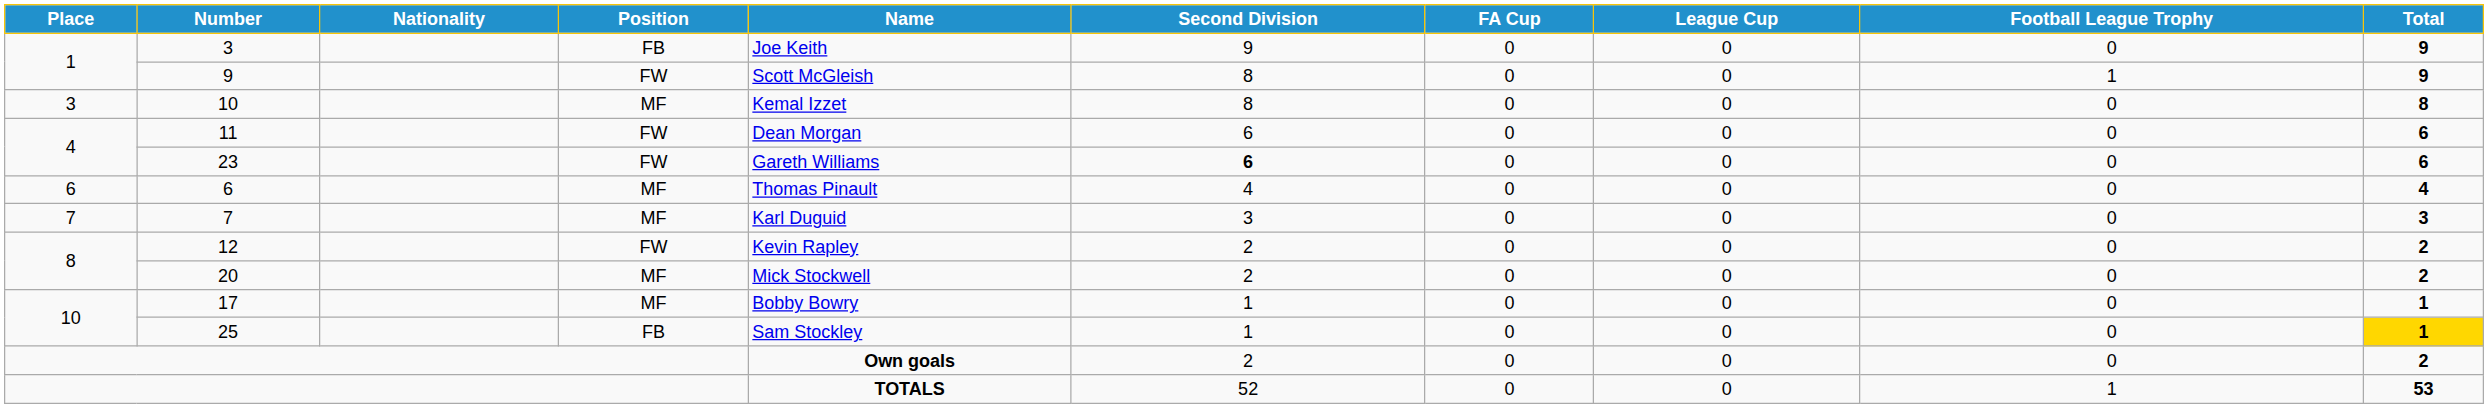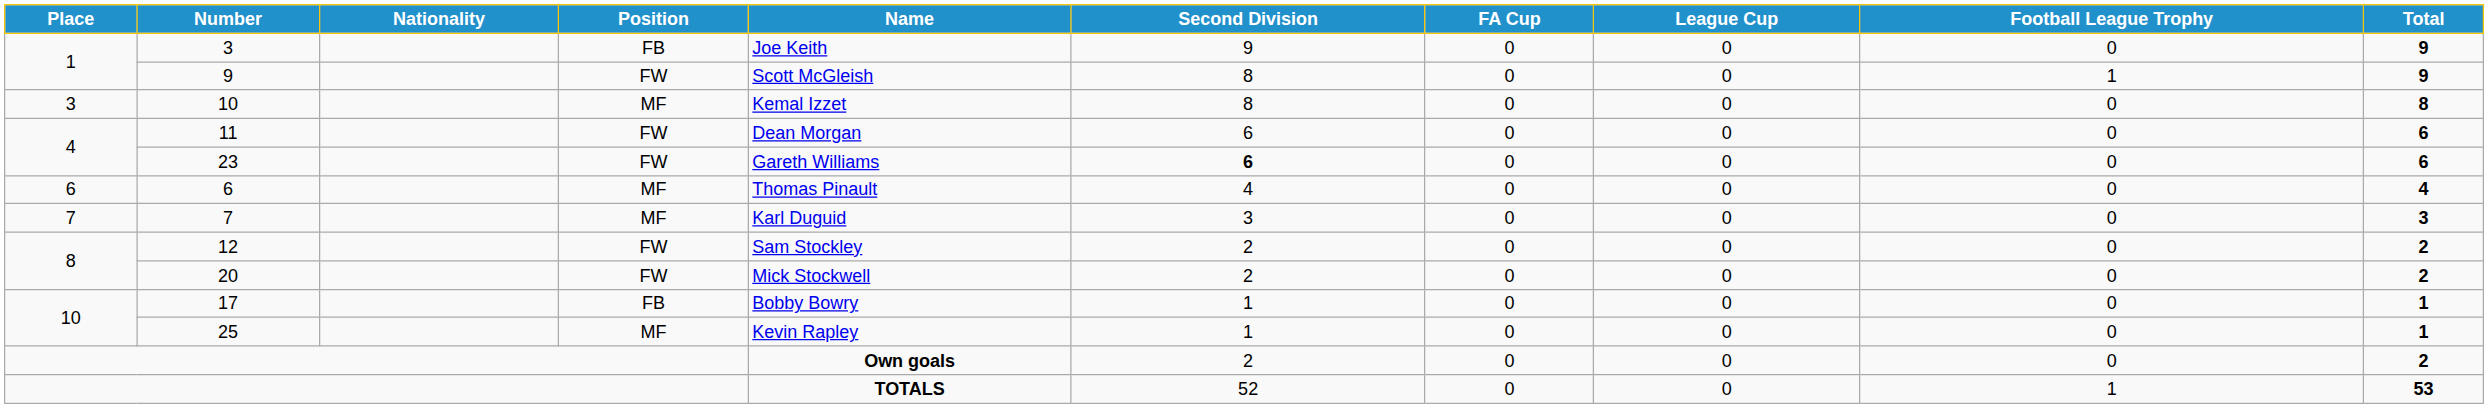(805, 247) Kevin Rapley -> (807, 247) Sam Stockley
(653, 275) MF -> (653, 275) FW
(653, 304) MF -> (653, 304) FB
(653, 332) FB -> (653, 332) MF
(807, 332) Sam Stockley -> (805, 332) Kevin Rapley
(2424, 332) gold background -> (2424, 332) no background
